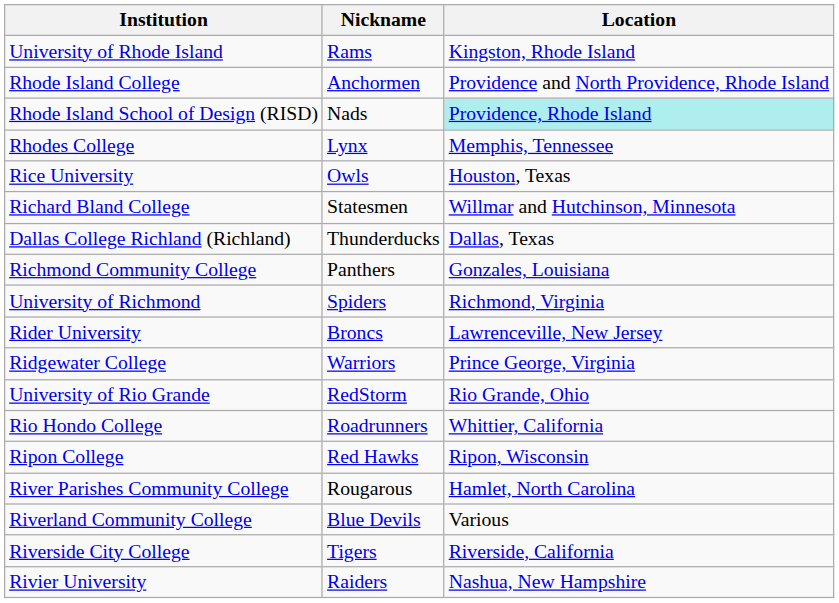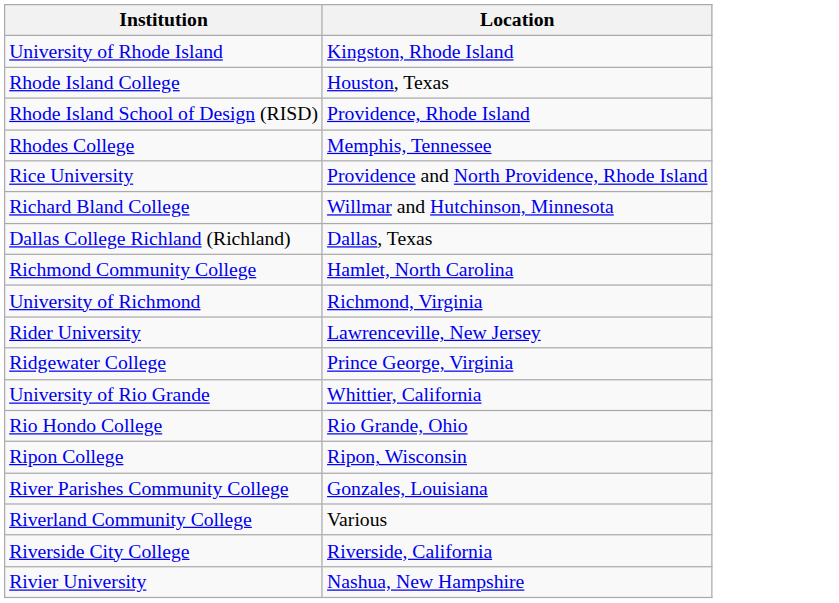- column: (383, 20)
(639, 82) Providence and North Providence, Rhode Island -> (388, 82) Houston, Texas
(550, 113) paleturquoise background -> (428, 113) no background
(510, 176) Houston, Texas -> (517, 176) Providence and North Providence, Rhode Island
(529, 269) Gonzales, Louisiana -> (420, 269) Hamlet, North Carolina
(519, 394) Rio Grande, Ohio -> (404, 394) Whittier, California
(526, 425) Whittier, California -> (397, 425) Rio Grande, Ohio
(542, 488) Hamlet, North Carolina -> (407, 488) Gonzales, Louisiana
